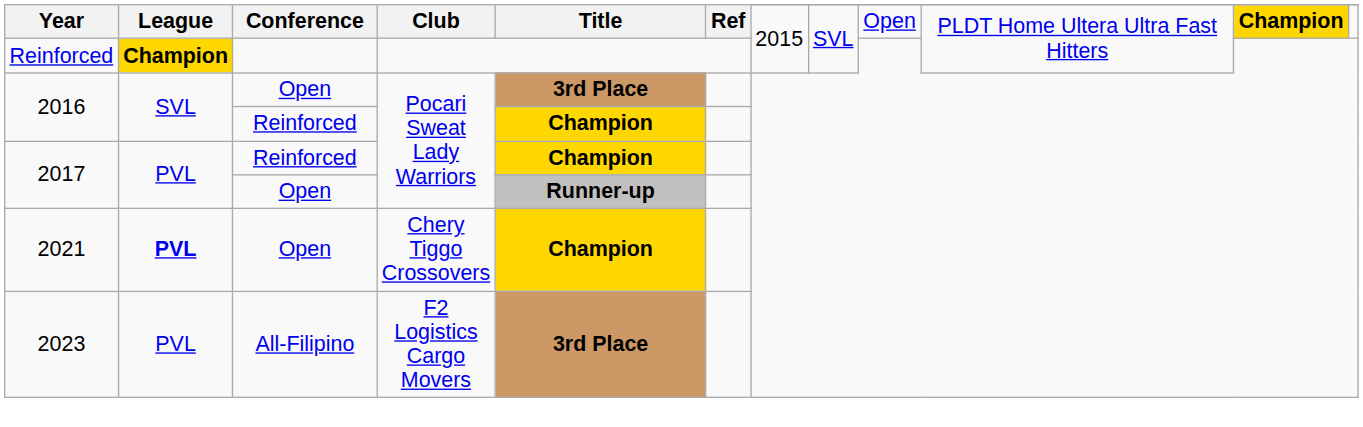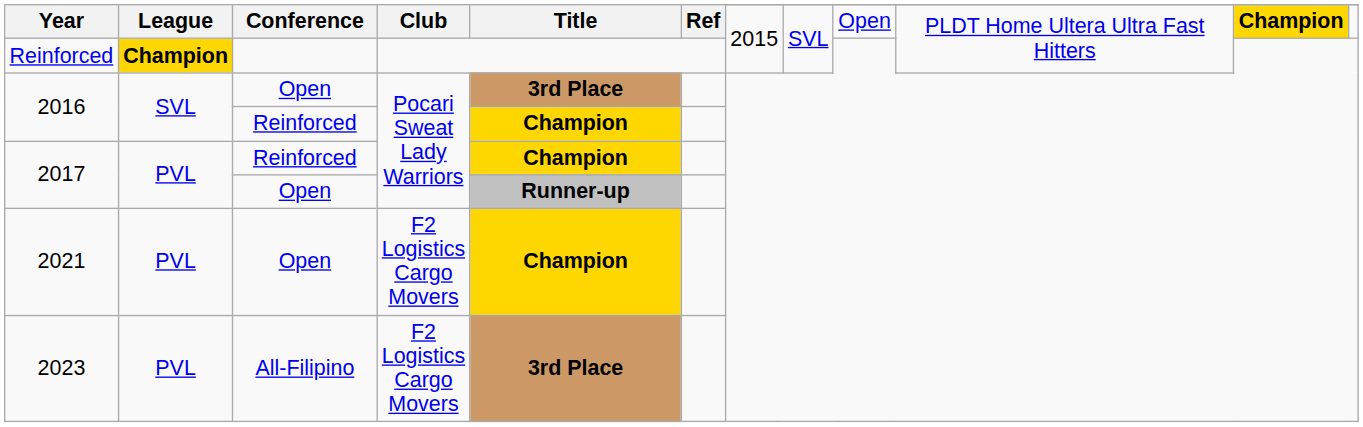(176, 249) bold -> (176, 261) normal
(436, 249) Chery Tiggo Crossovers -> (423, 261) F2 Logistics Cargo Movers
